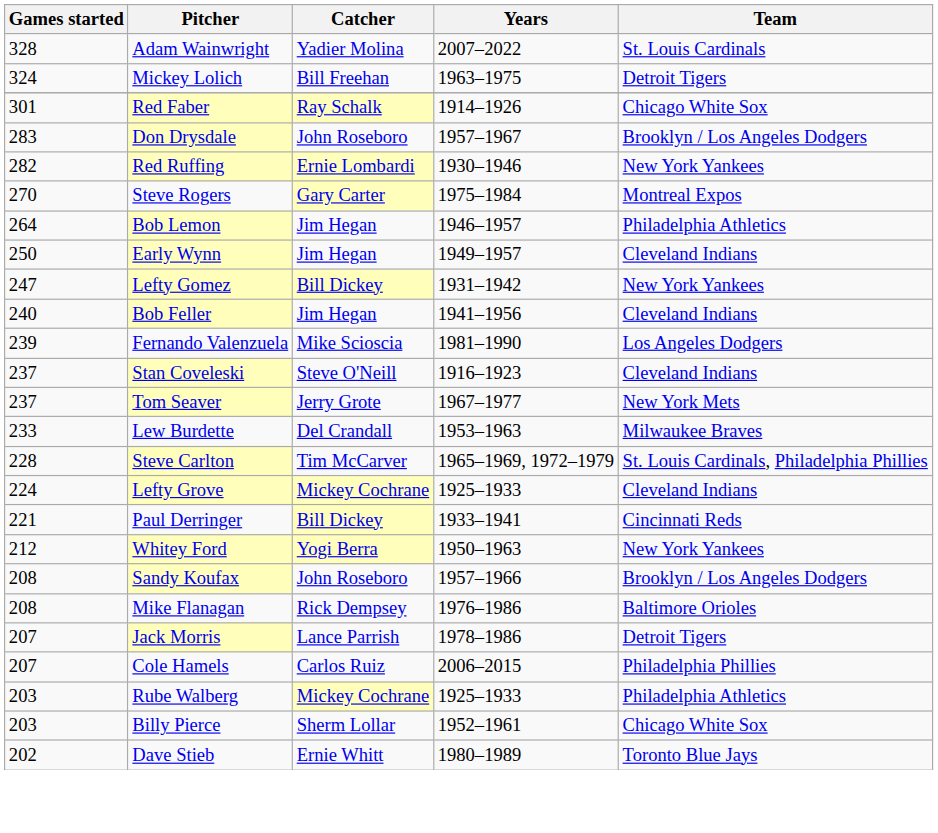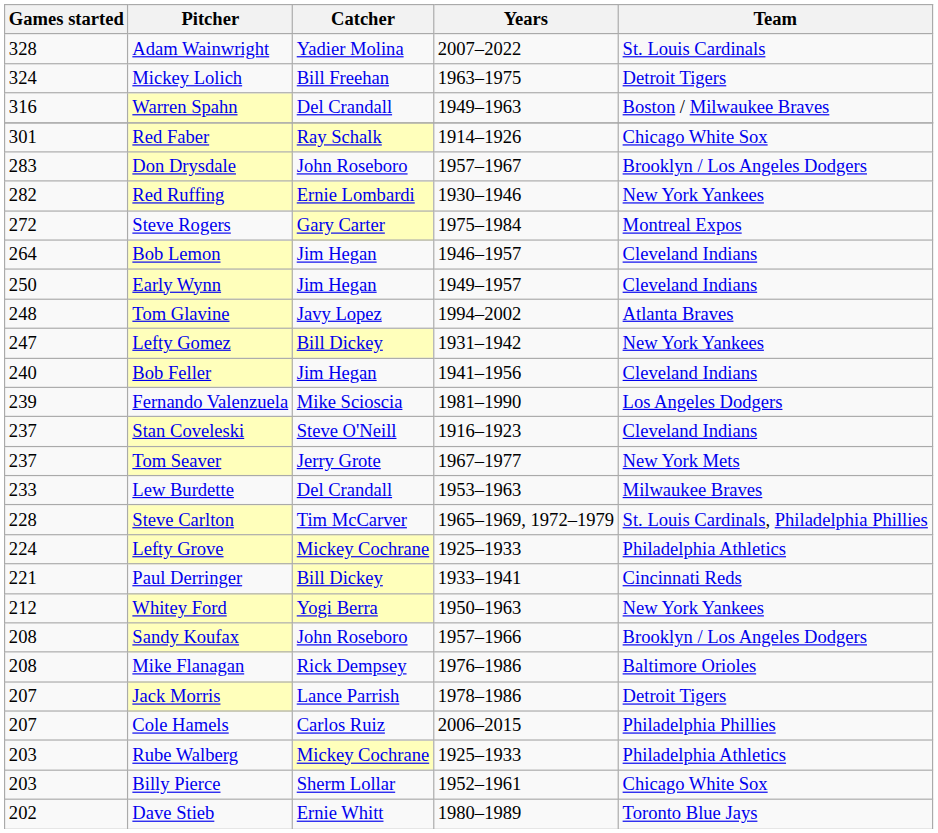+ row: (185, 107)
(23, 195) 270 -> (23, 225) 272
(704, 225) Philadelphia Athletics -> (690, 254) Cleveland Indians
+ row: (181, 313)
(690, 490) Cleveland Indians -> (704, 549) Philadelphia Athletics
